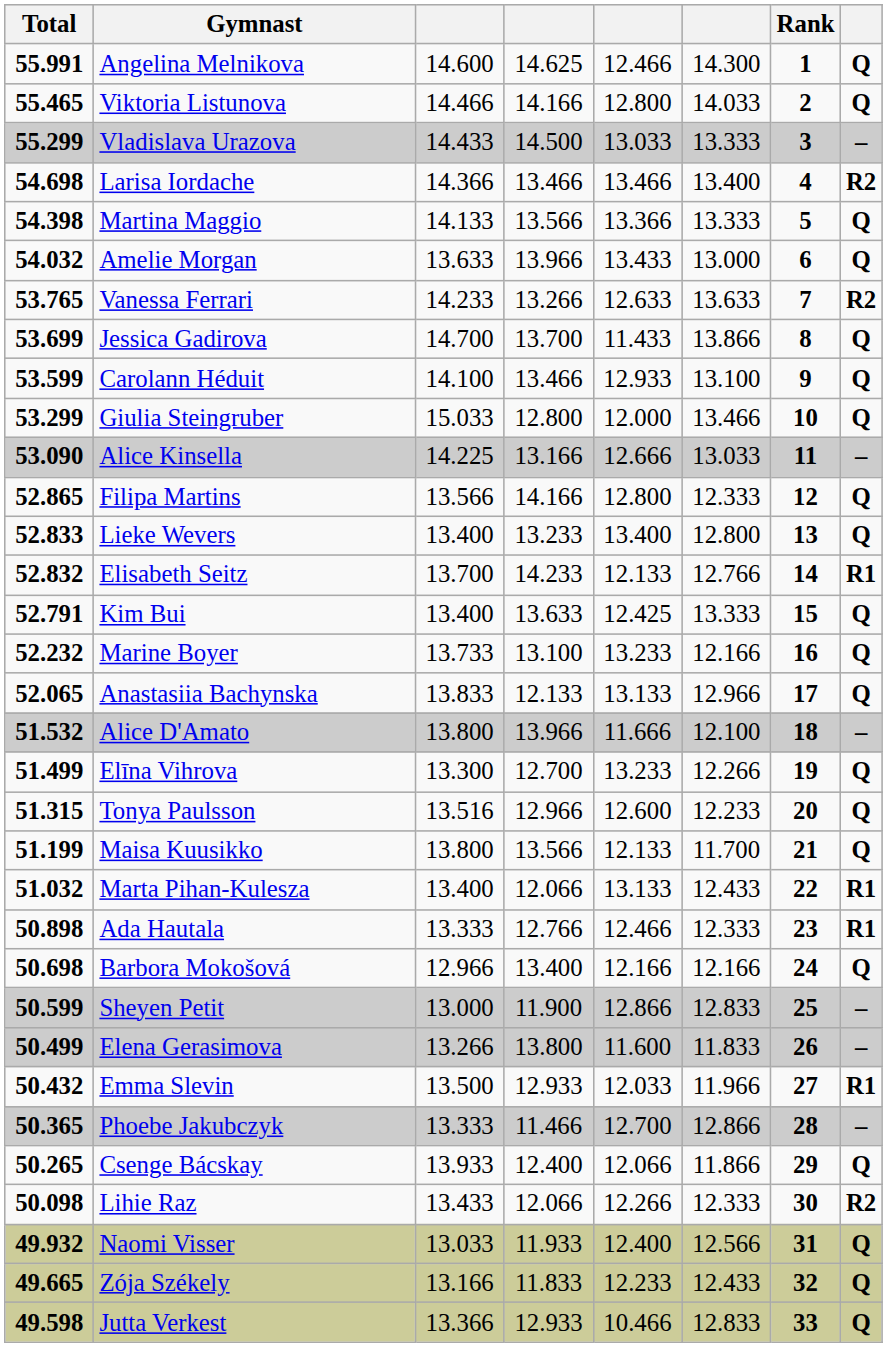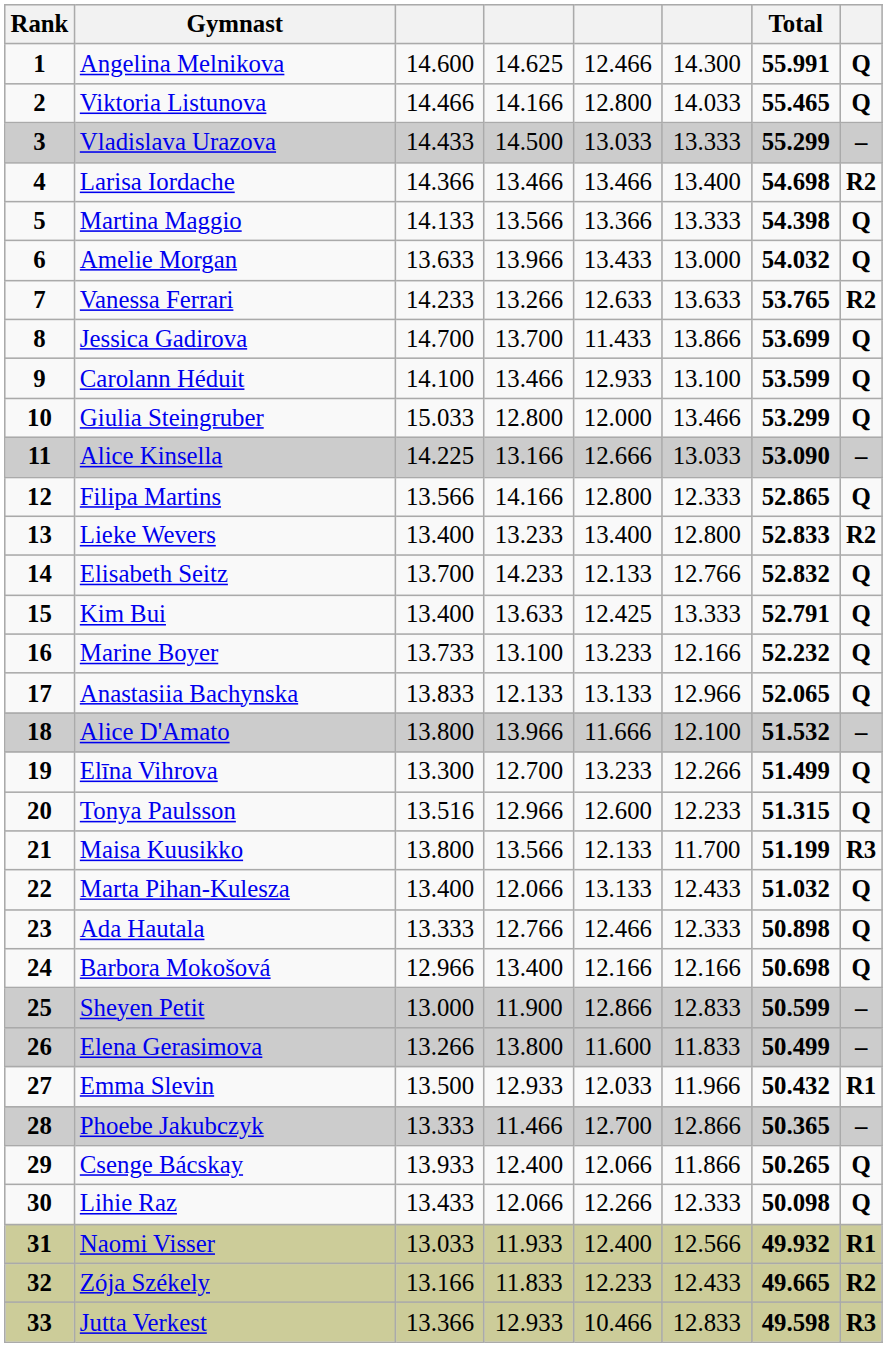columns swapped: (806, 24) <-> (49, 24)
(861, 535) Q -> (861, 535) R2
(861, 574) R1 -> (861, 574) Q
(861, 850) Q -> (861, 850) R3
(861, 889) R1 -> (861, 889) Q
(861, 928) R1 -> (861, 928) Q
(861, 1204) R2 -> (861, 1204) Q
(861, 1243) Q -> (861, 1243) R1
(861, 1282) Q -> (861, 1282) R2
(861, 1322) Q -> (861, 1322) R3
